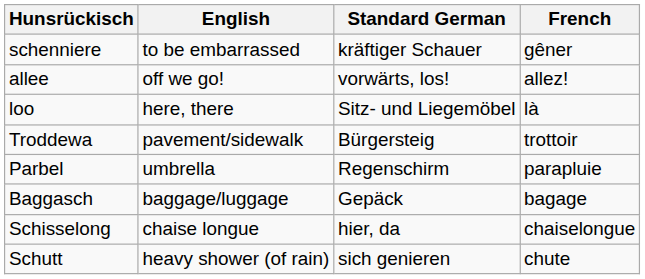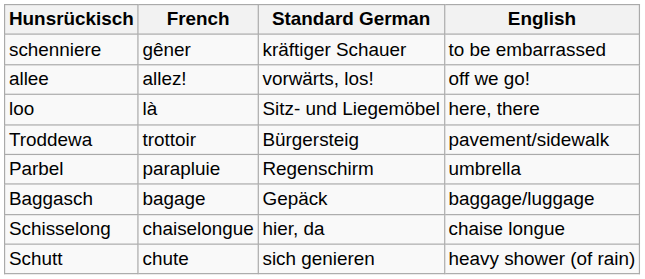columns swapped: (580, 19) <-> (236, 19)
